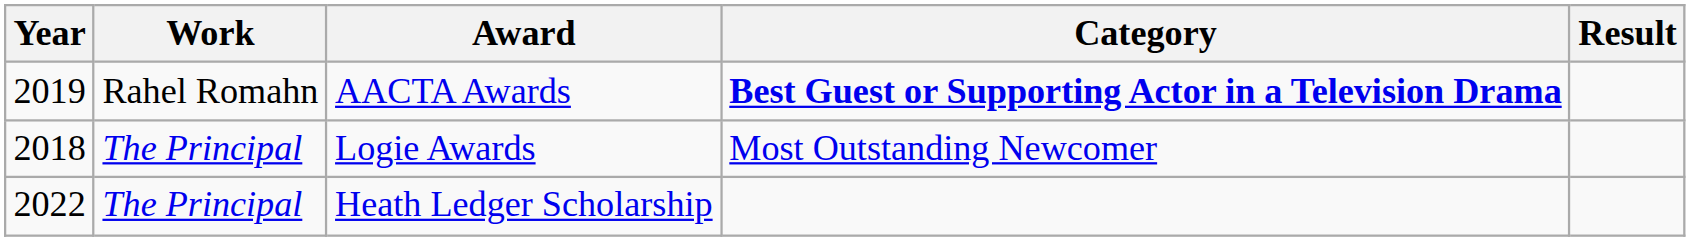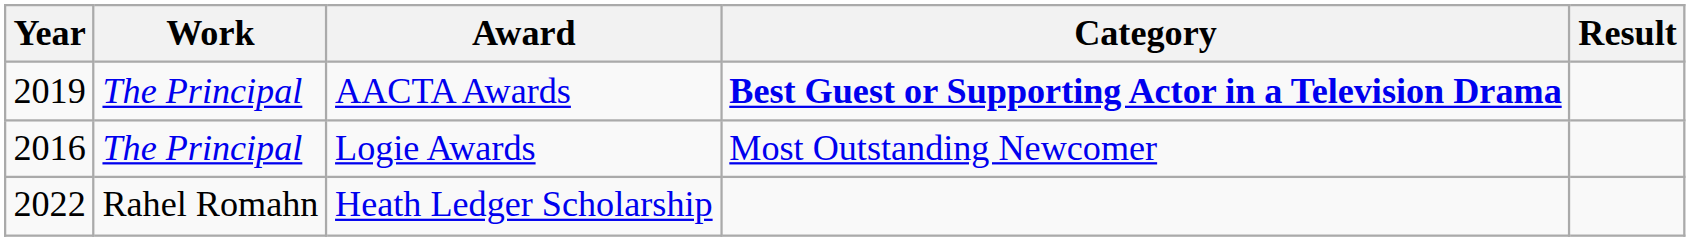(210, 90) Rahel Romahn -> (202, 90) The Principal
(50, 147) 2018 -> (50, 147) 2016
(202, 205) The Principal -> (210, 205) Rahel Romahn
